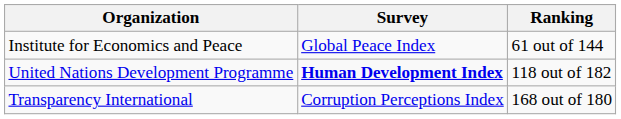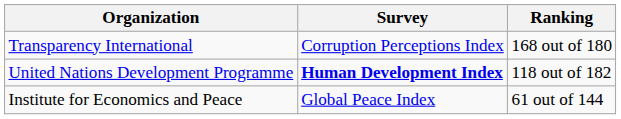rows swapped: (125, 45) <-> (101, 99)
